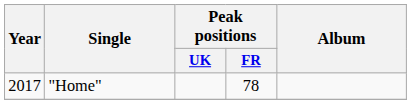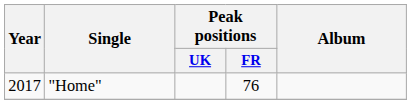(251, 85) 78 -> (251, 85) 76
